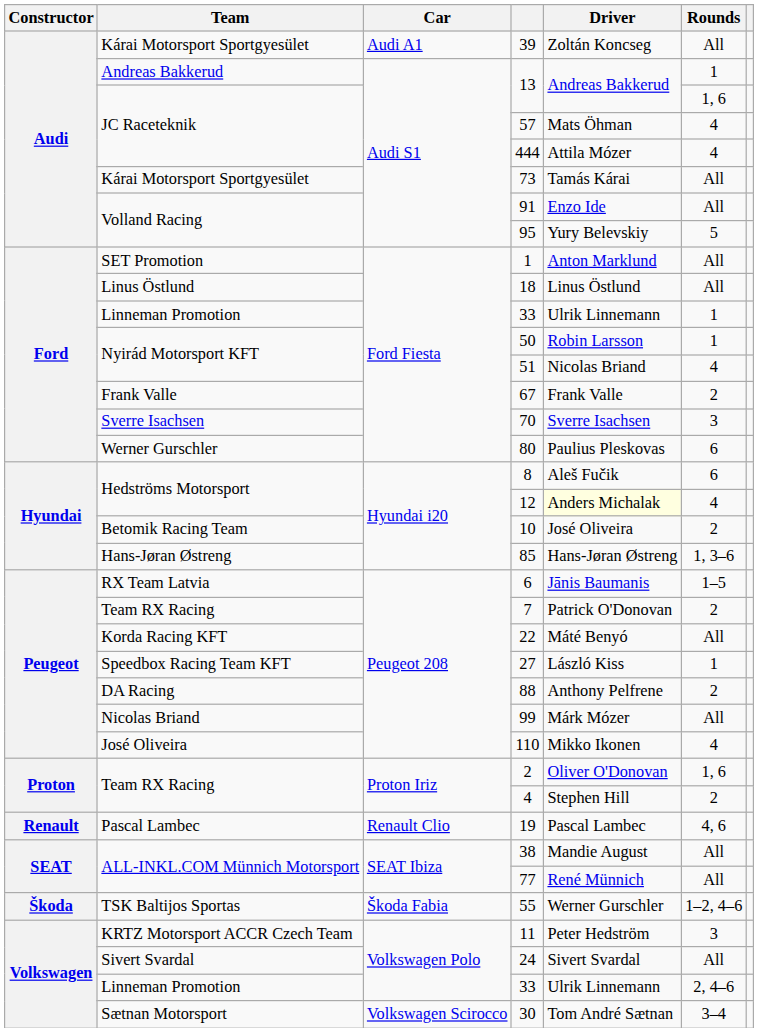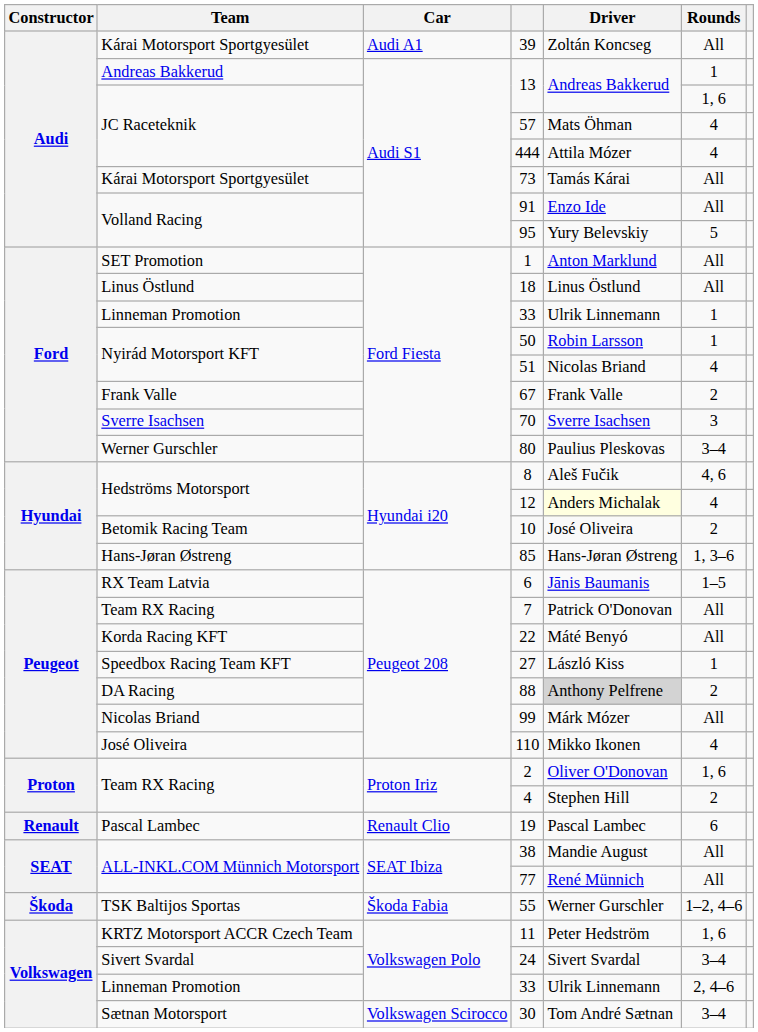(714, 448) 6 -> (714, 448) 3–4
(714, 475) 6 -> (714, 475) 4, 6
(714, 609) 2 -> (714, 609) All
(605, 690) no background -> (605, 690) lightgrey background
(714, 825) 4, 6 -> (714, 825) 6
(714, 933) 3 -> (714, 933) 1, 6
(714, 959) All -> (714, 959) 3–4
